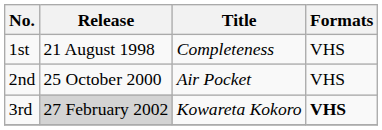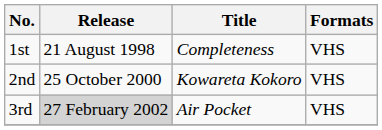(214, 79) Air Pocket -> (239, 79) Kowareta Kokoro
(239, 109) Kowareta Kokoro -> (214, 109) Air Pocket
(328, 109) bold -> (328, 109) normal
